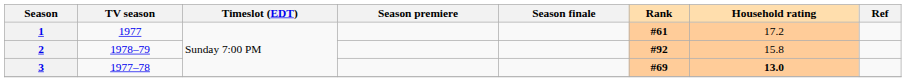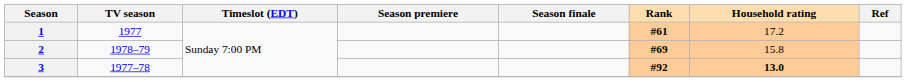(659, 49) #92 -> (659, 49) #69
(659, 67) #69 -> (659, 67) #92
